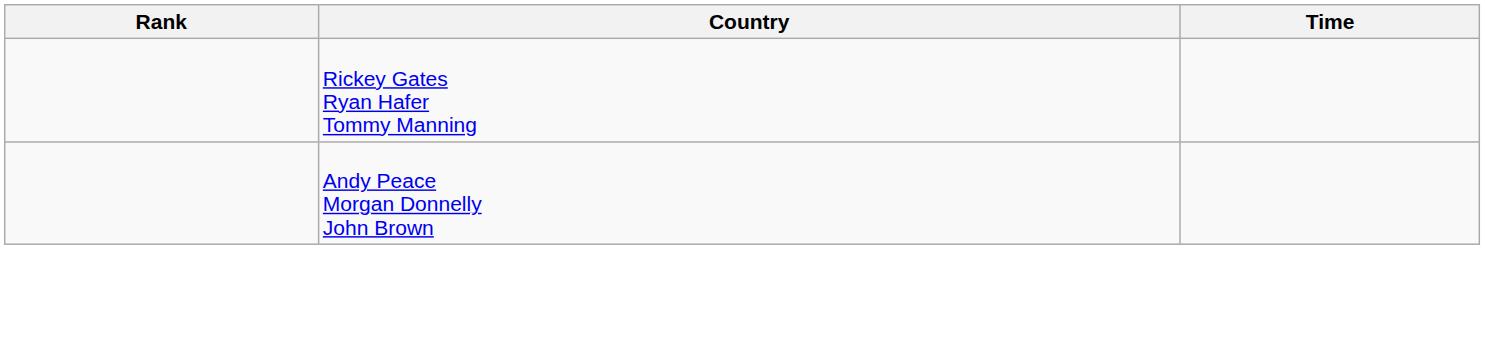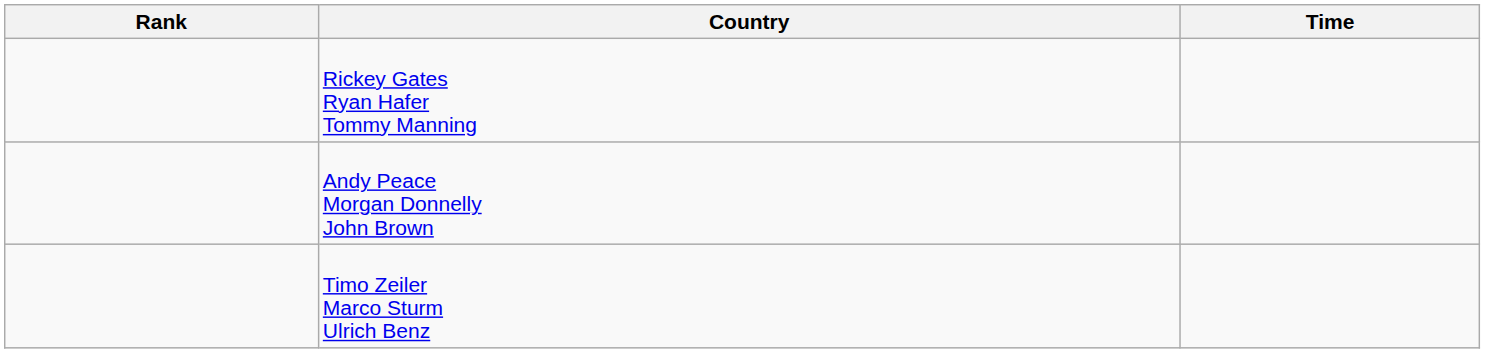+ row: (383, 308)
